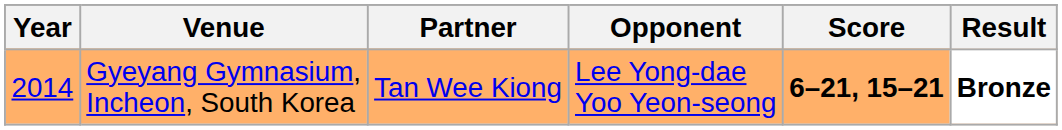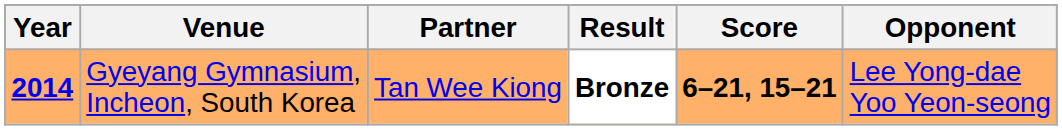columns swapped: (676, 27) <-> (1004, 27)
(42, 87) normal -> (42, 87) bold
